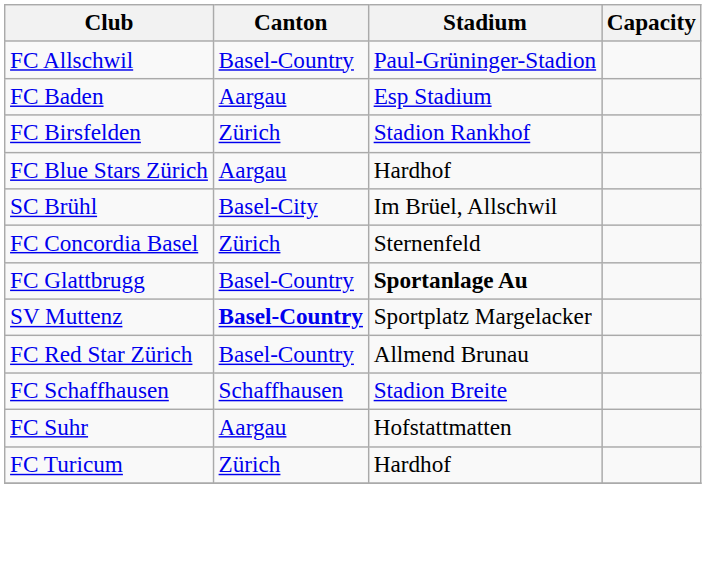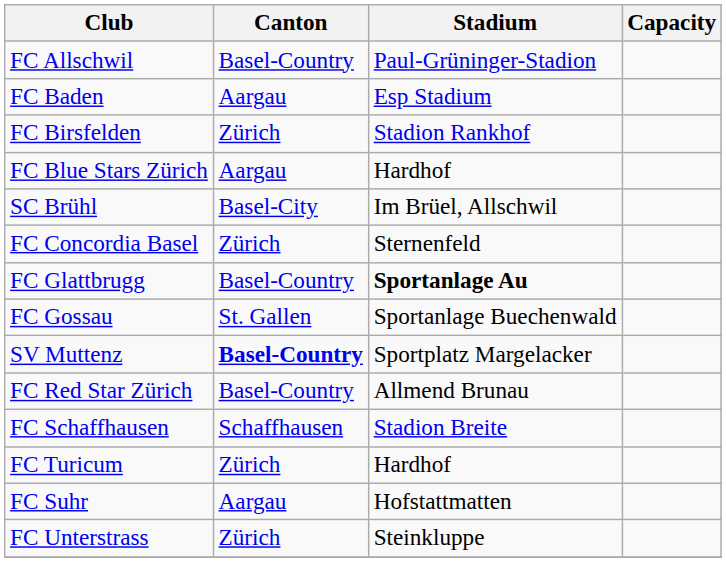+ row: (61, 317)
rows swapped: (49, 427) <-> (66, 464)
+ row: (79, 538)
